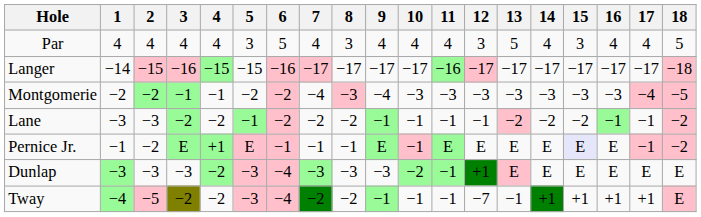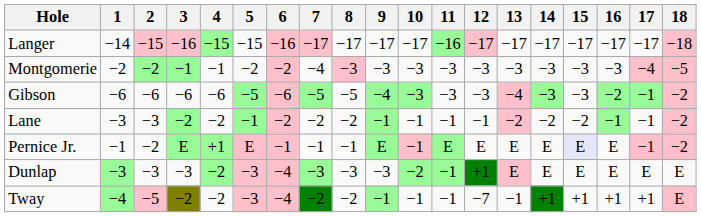- row: (53, 43)
(382, 95) −4 -> (382, 69) −3
+ row: (32, 95)
